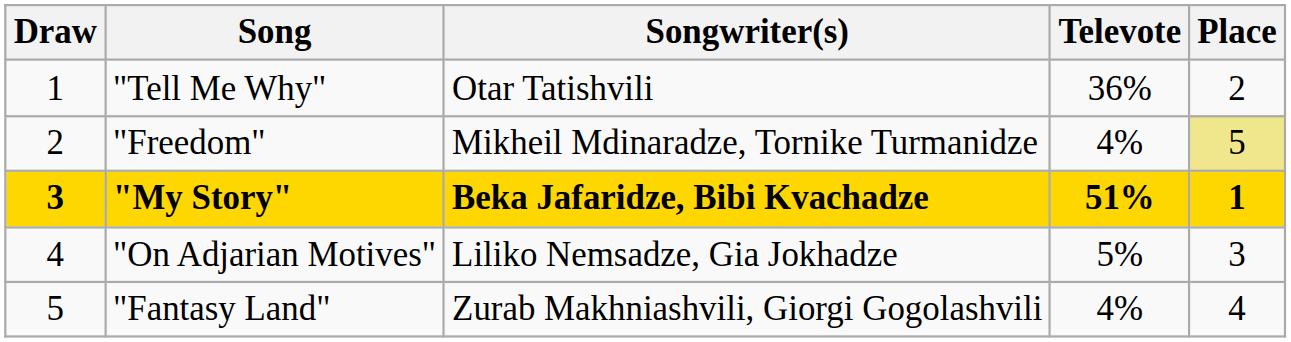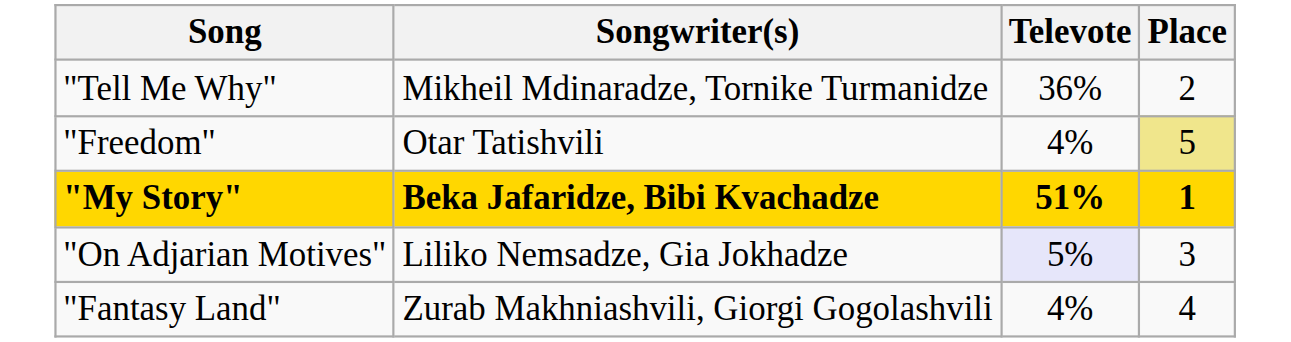- column: (55, 32)
(553, 87) Otar Tatishvili -> (695, 87) Mikheil Mdinaradze, Tornike Turmanidze
(745, 142) Mikheil Mdinaradze, Tornike Turmanidze -> (503, 142) Otar Tatishvili
(1120, 253) no background -> (1070, 253) lavender background
